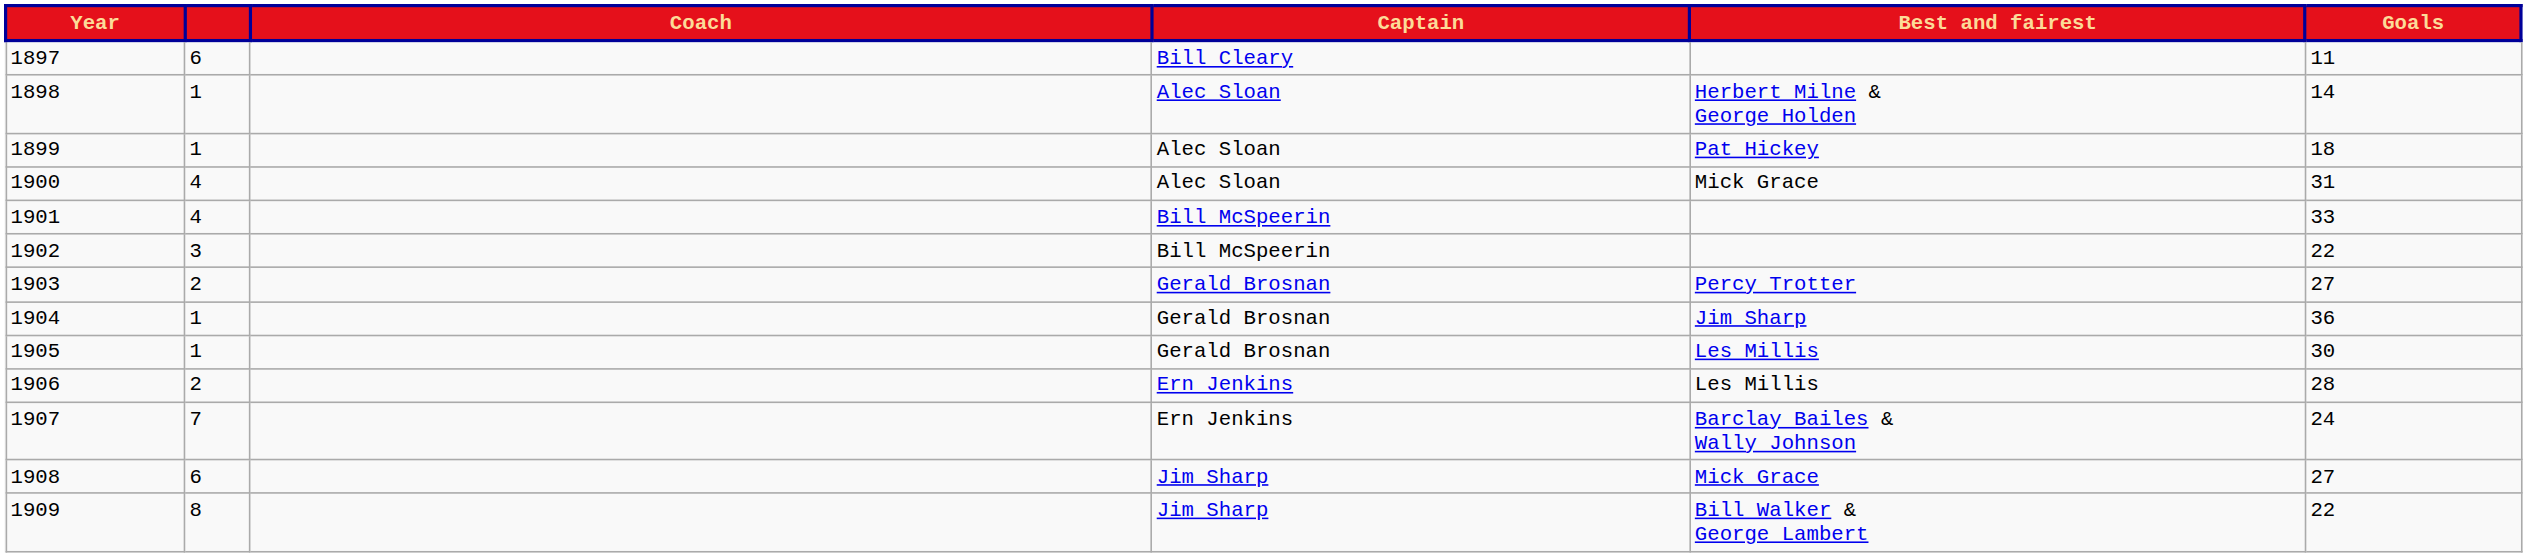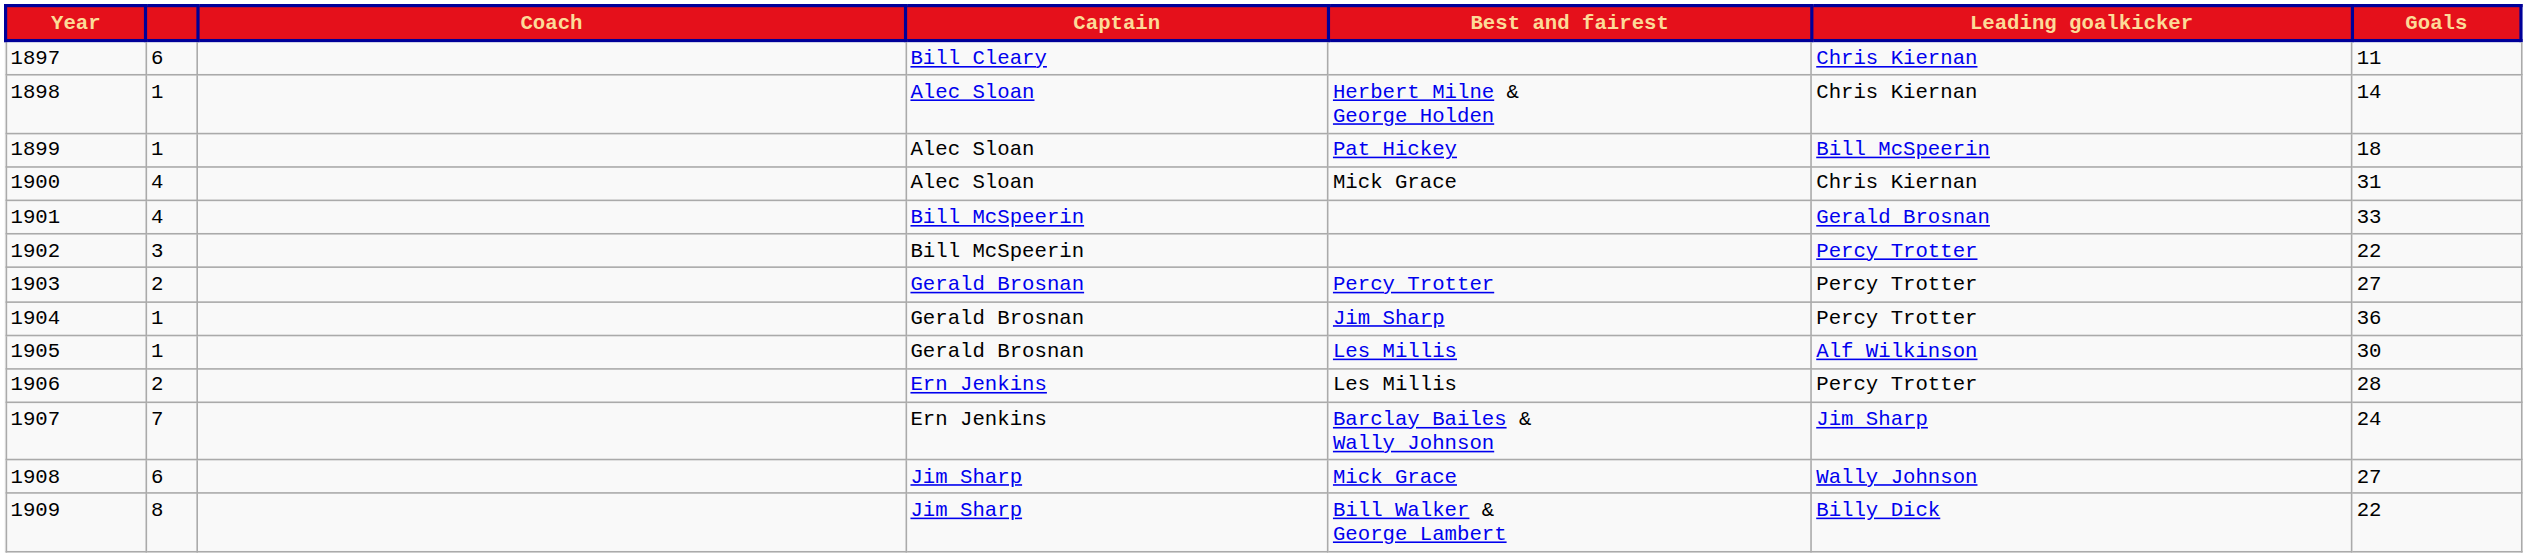+ column: (2082, 23)
